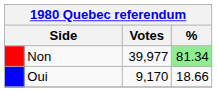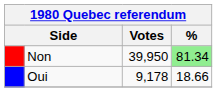(148, 56) 39,977 -> (148, 56) 39,950
(152, 77) 9,170 -> (152, 77) 9,178
